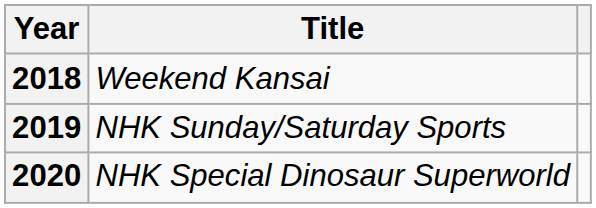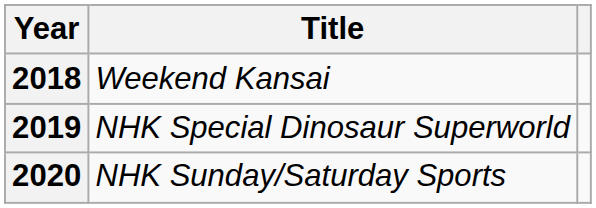(301, 127) NHK Sunday/Saturday Sports -> (333, 127) NHK Special Dinosaur Superworld
(333, 176) NHK Special Dinosaur Superworld -> (301, 176) NHK Sunday/Saturday Sports
